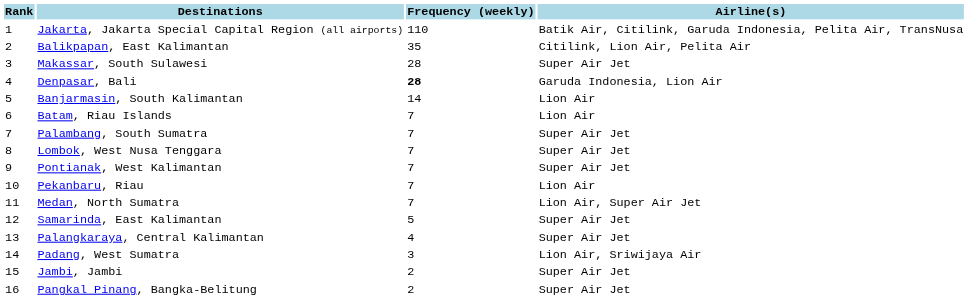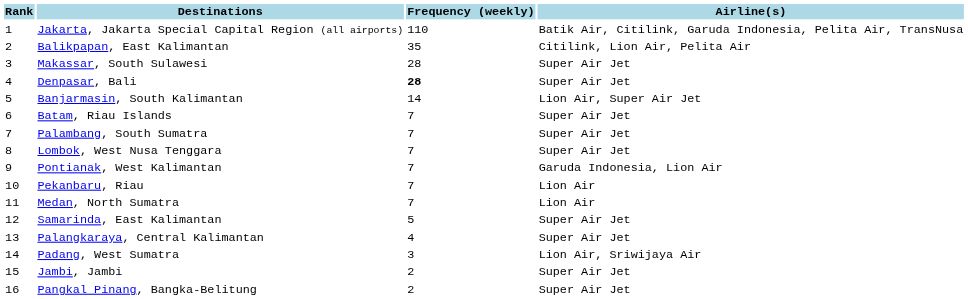(631, 81) Garuda Indonesia, Lion Air -> (585, 81) Super Air Jet
(567, 98) Lion Air -> (620, 98) Lion Air, Super Air Jet
(567, 116) Lion Air -> (585, 116) Super Air Jet
(585, 168) Super Air Jet -> (631, 168) Garuda Indonesia, Lion Air
(620, 202) Lion Air, Super Air Jet -> (567, 202) Lion Air
